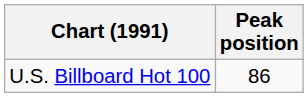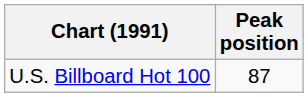(259, 75) 86 -> (259, 75) 87
